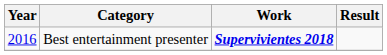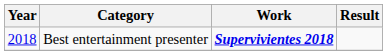(22, 38) 2016 -> (22, 38) 2018
